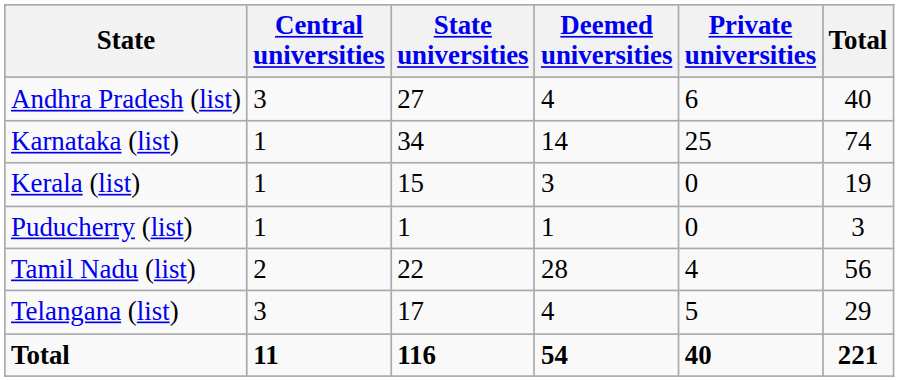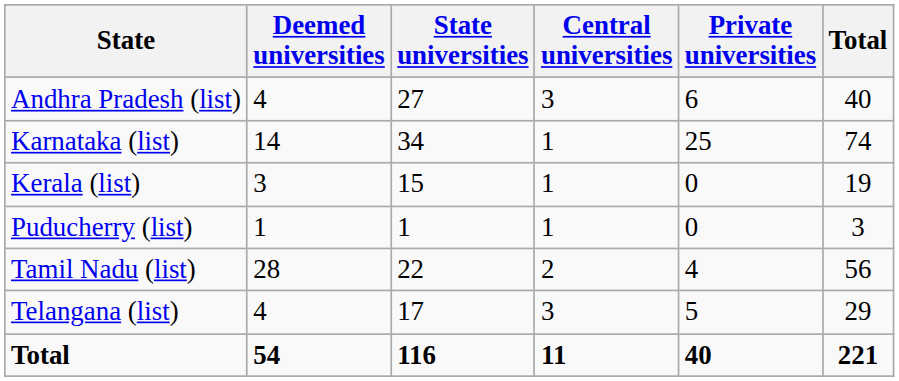columns swapped: (319, 40) <-> (607, 40)
